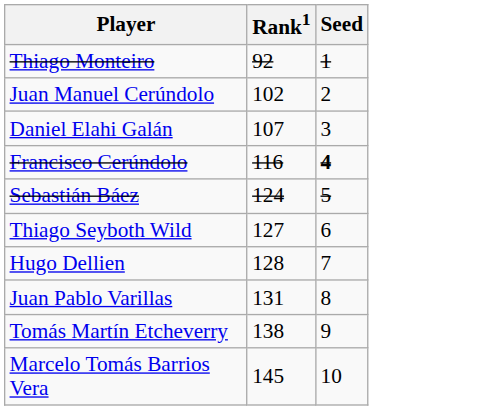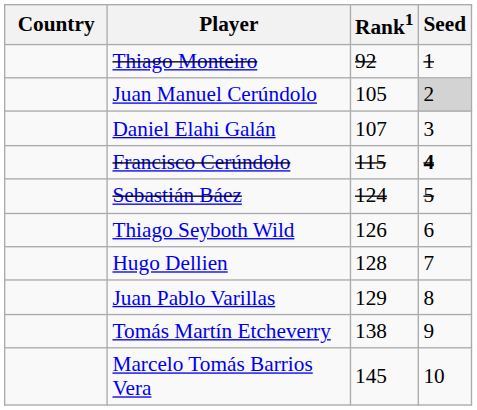+ column: (56, 24)
(268, 94) 102 -> (371, 94) 105
(326, 94) no background -> (429, 94) lightgrey background
(268, 162) 116 -> (371, 162) 115
(268, 229) 127 -> (371, 229) 126
(268, 297) 131 -> (371, 297) 129
